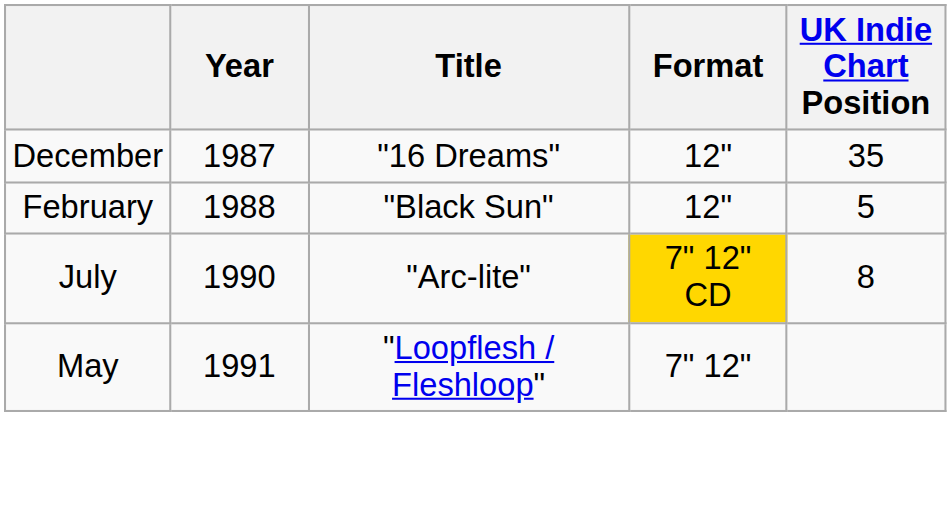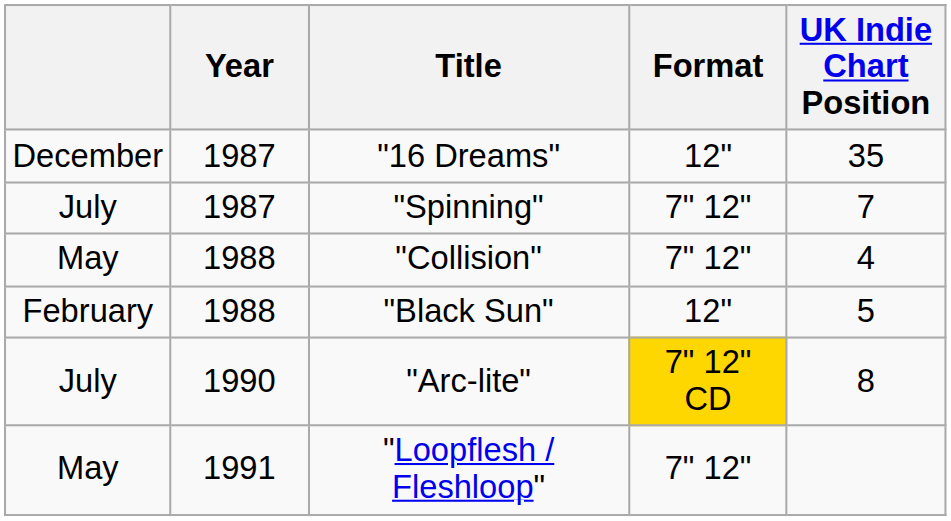+ row: (469, 207)
+ row: (469, 259)
